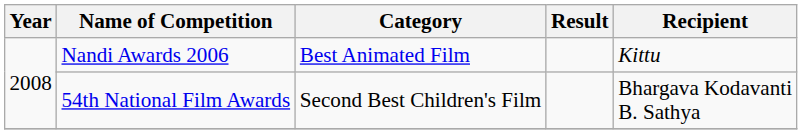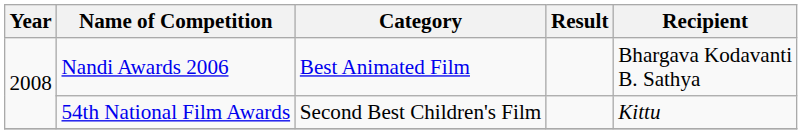(639, 54) Kittu -> (705, 66) Bhargava Kodavanti B. Sathya
(705, 100) Bhargava Kodavanti B. Sathya -> (639, 111) Kittu
